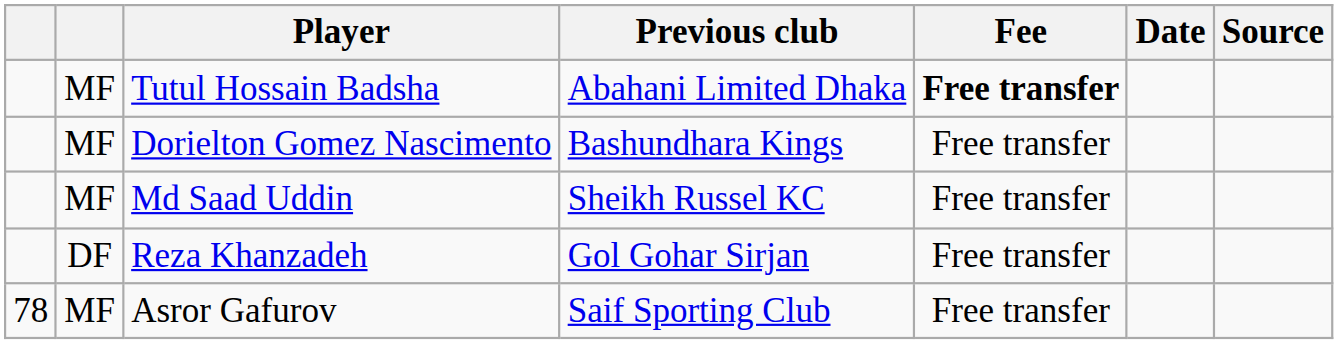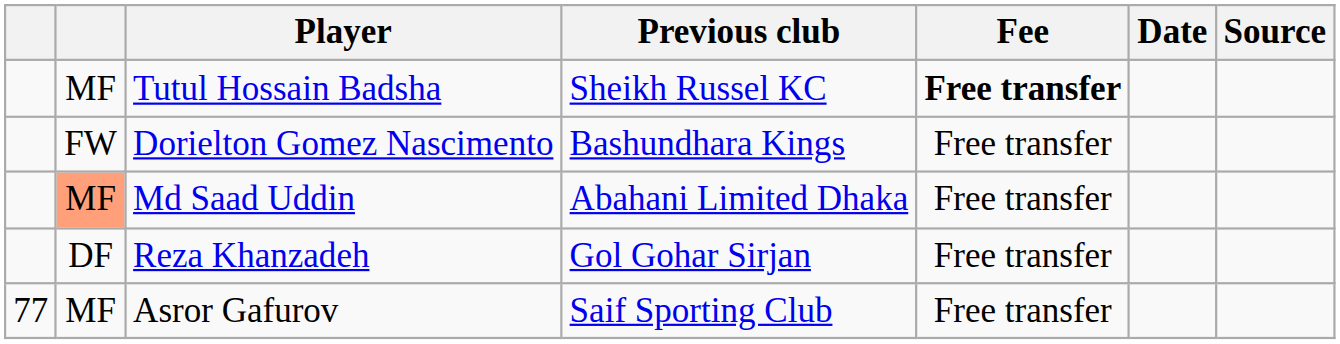(737, 87) Abahani Limited Dhaka -> (698, 87) Sheikh Russel KC
(90, 143) MF -> (91, 143) FW
(90, 198) no background -> (91, 198) lightsalmon background
(696, 198) Sheikh Russel KC -> (739, 198) Abahani Limited Dhaka
(31, 310) 78 -> (31, 310) 77
